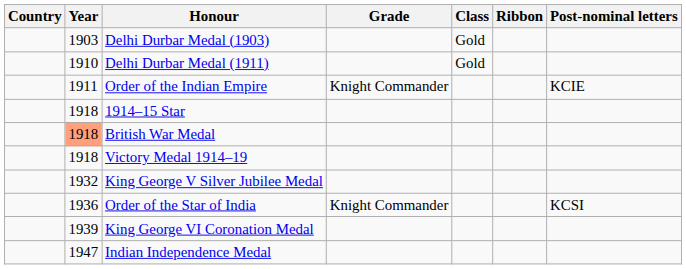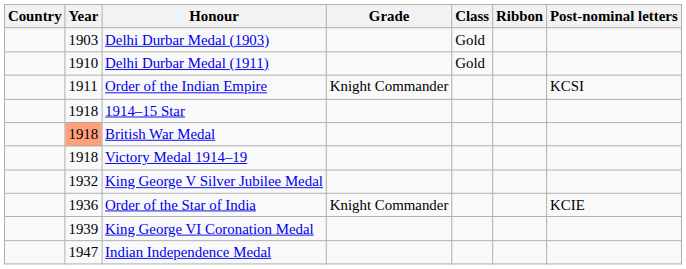(567, 87) KCIE -> (567, 87) KCSI
(567, 205) KCSI -> (567, 205) KCIE
